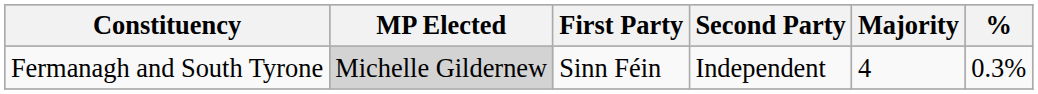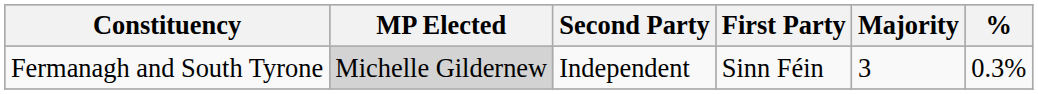columns swapped: (621, 25) <-> (771, 25)
(864, 67) 4 -> (864, 67) 3
